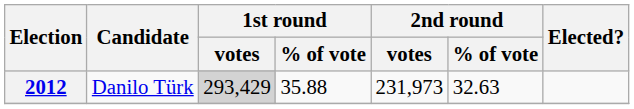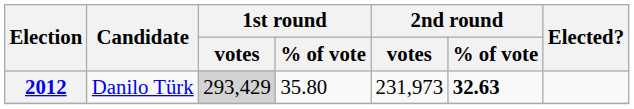(304, 86) 35.88 -> (304, 86) 35.80
(476, 86) normal -> (476, 86) bold
